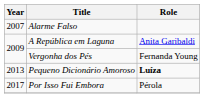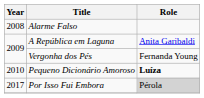(15, 26) 2007 -> (15, 26) 2008
(15, 71) 2013 -> (15, 71) 2010
(151, 85) no background -> (151, 85) lightgrey background
